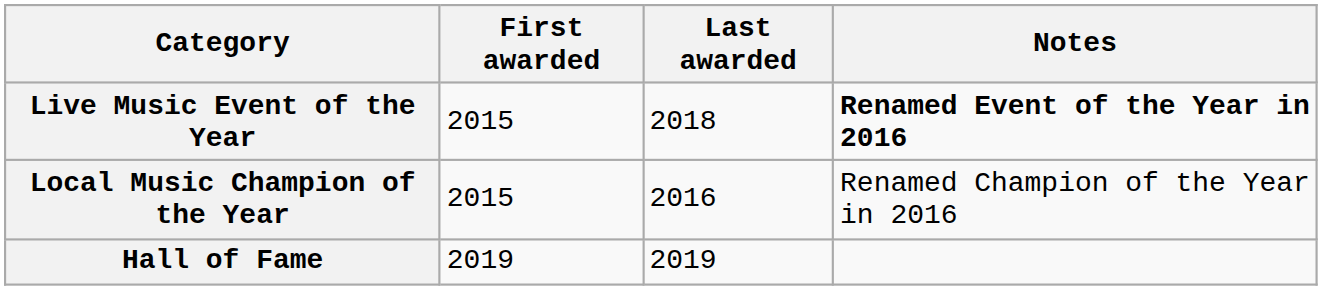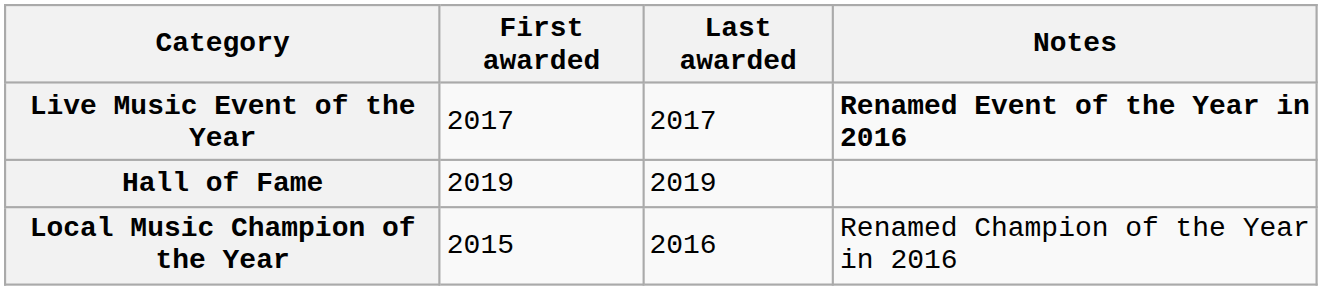(480, 122) 2015 -> (480, 122) 2017
(683, 122) 2018 -> (683, 122) 2017
rows swapped: (223, 200) <-> (223, 261)
